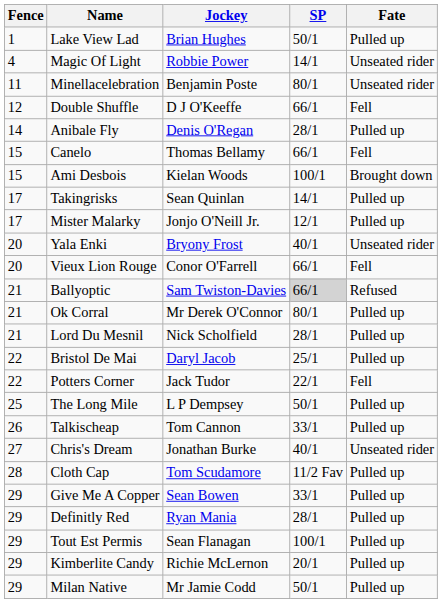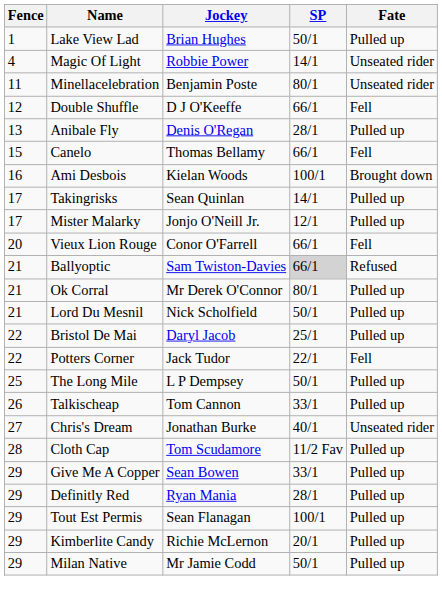(15, 130) 14 -> (15, 130) 13
(15, 175) 15 -> (15, 175) 16
- row: (79, 244)
(306, 335) 28/1 -> (306, 312) 50/1
